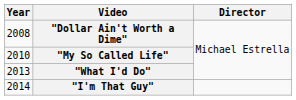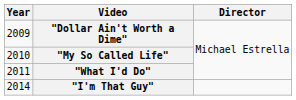(18, 34) 2008 -> (18, 34) 2009
(18, 71) 2013 -> (18, 71) 2011
